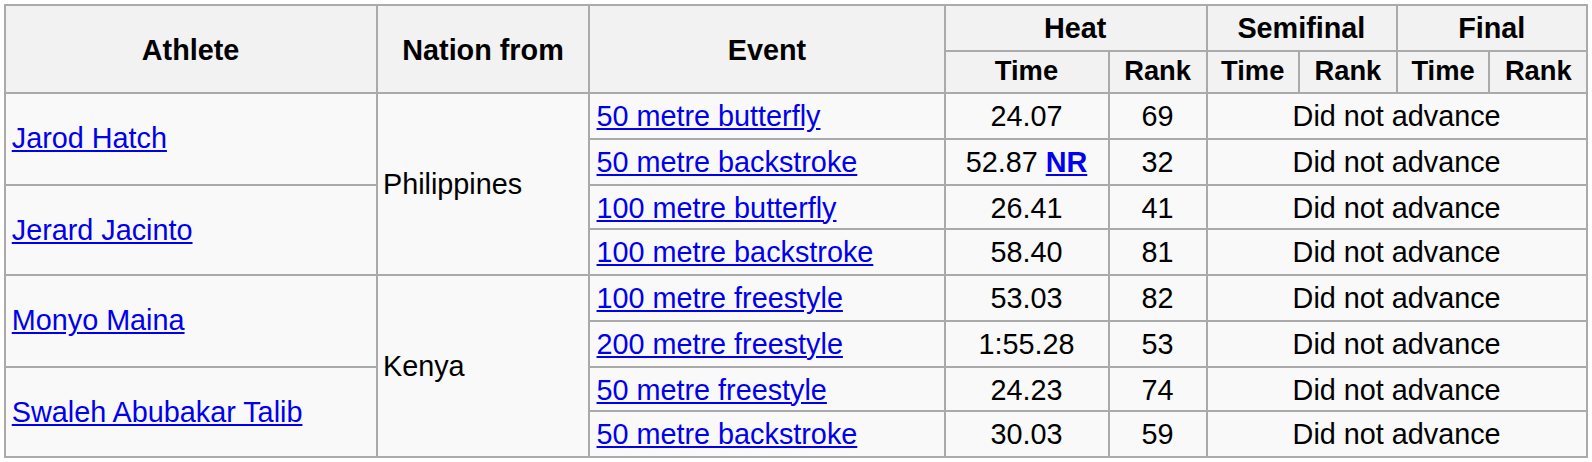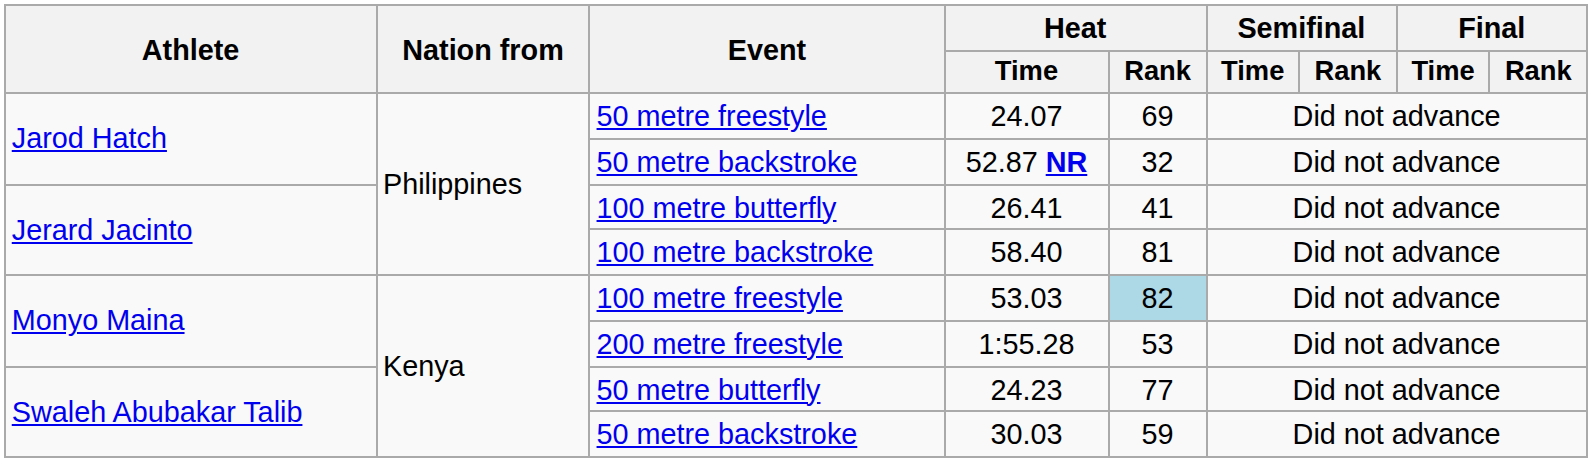(709, 117) 50 metre butterfly -> (712, 117) 50 metre freestyle
(1158, 299) no background -> (1158, 299) lightblue background
(712, 390) 50 metre freestyle -> (709, 390) 50 metre butterfly
(1158, 390) 74 -> (1158, 390) 77
